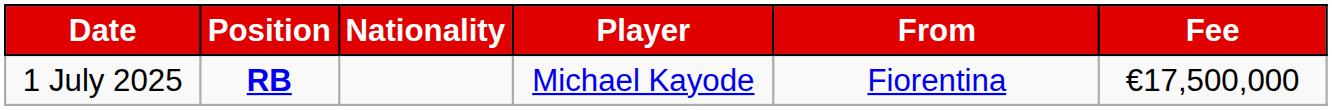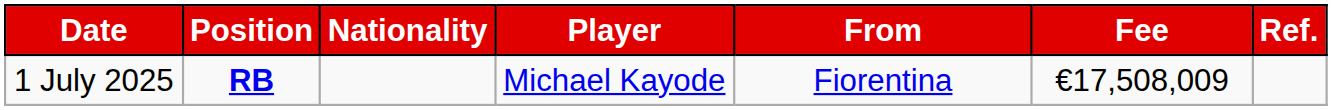+ column: (1289, 30)
(1213, 80) €17,500,000 -> (1142, 80) €17,508,009
